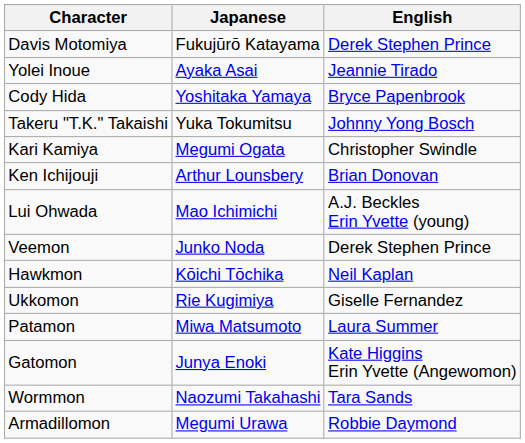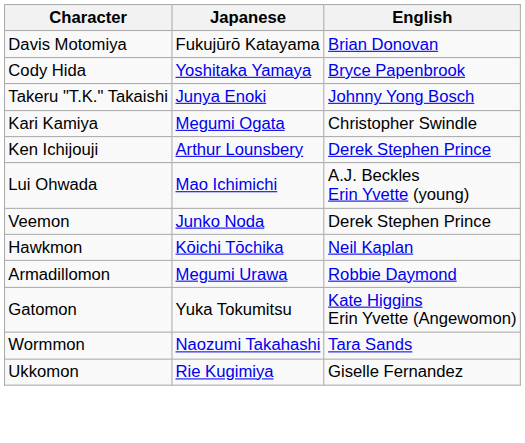(410, 44) Derek Stephen Prince -> (383, 44) Brian Donovan
- row: (49, 70)
(234, 123) Yuka Tokumitsu -> (221, 96) Junya Enoki
(383, 176) Brian Donovan -> (410, 149) Derek Stephen Prince
rows swapped: (59, 424) <-> (43, 300)
- row: (42, 326)
(221, 362) Junya Enoki -> (234, 309) Yuka Tokumitsu
